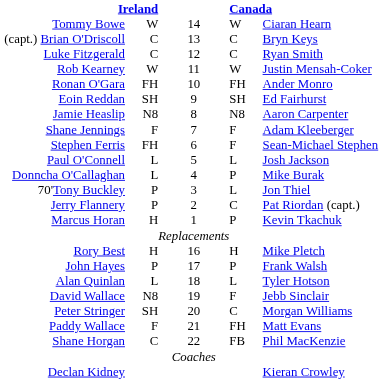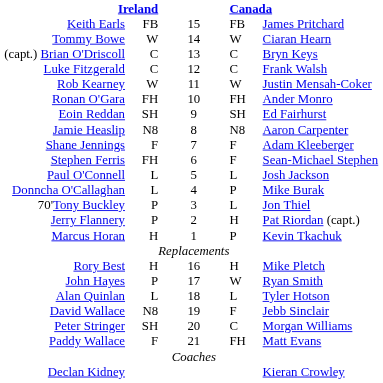+ row: (96, 23)
(293, 54) Ryan Smith -> (295, 69) Frank Walsh
(234, 205) C -> (234, 220) H
(233, 265) P -> (235, 280) W
(295, 265) Frank Walsh -> (293, 280) Ryan Smith
- row: (89, 341)
